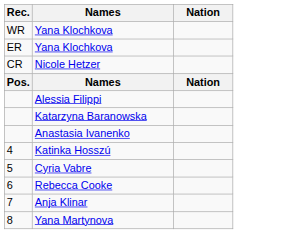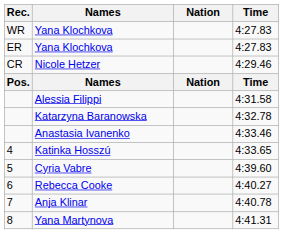+ column: (256, 13)
